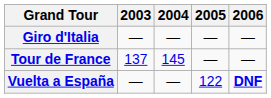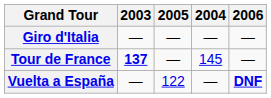columns swapped: (173, 15) <-> (211, 15)
(136, 59) normal -> (136, 59) bold
